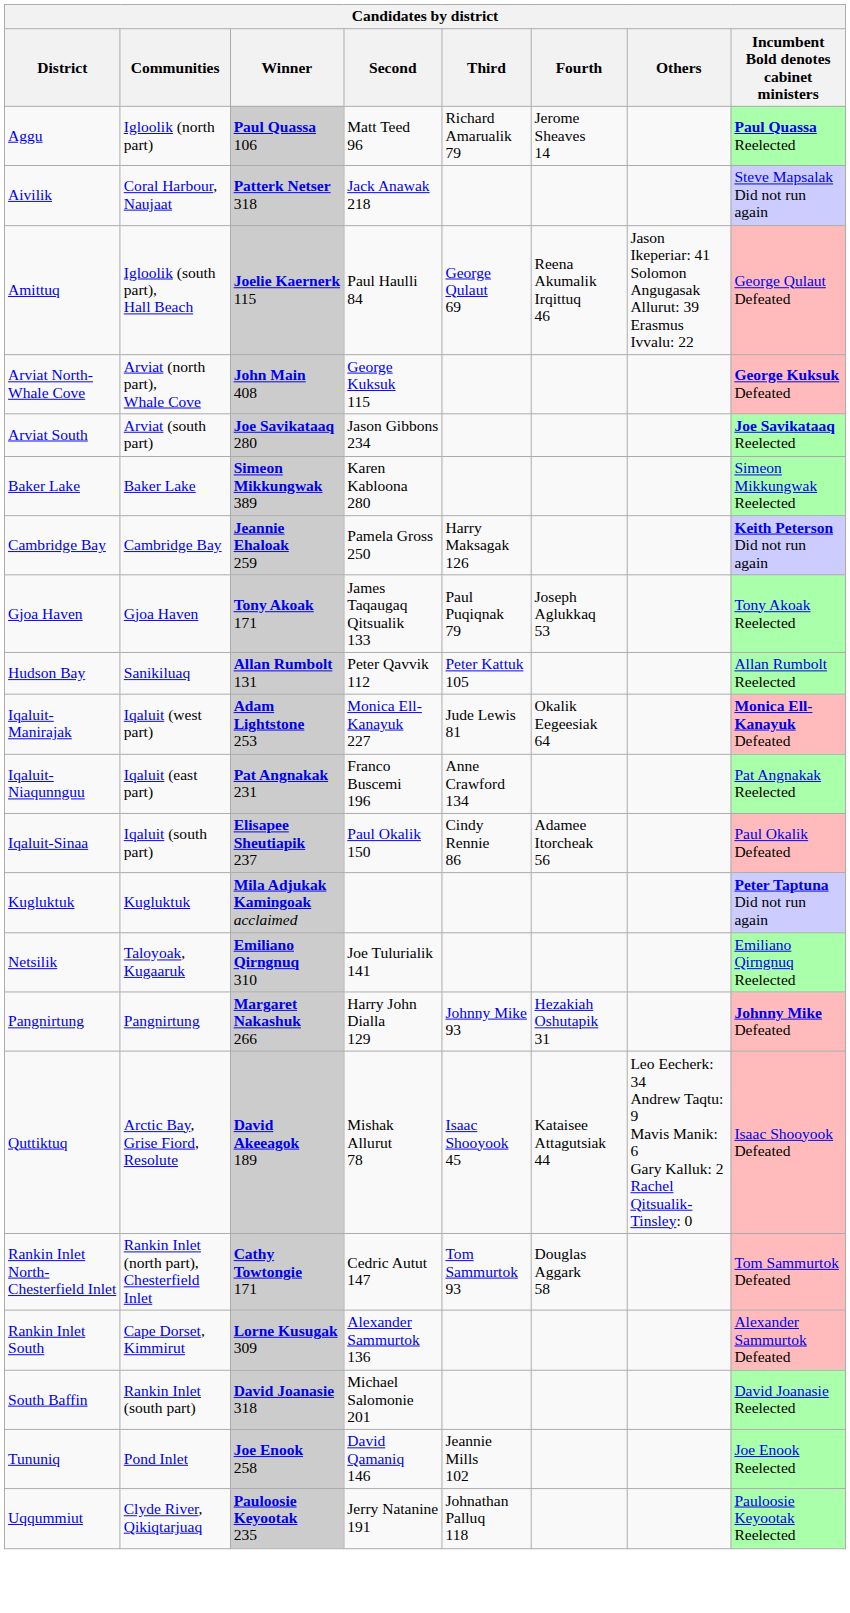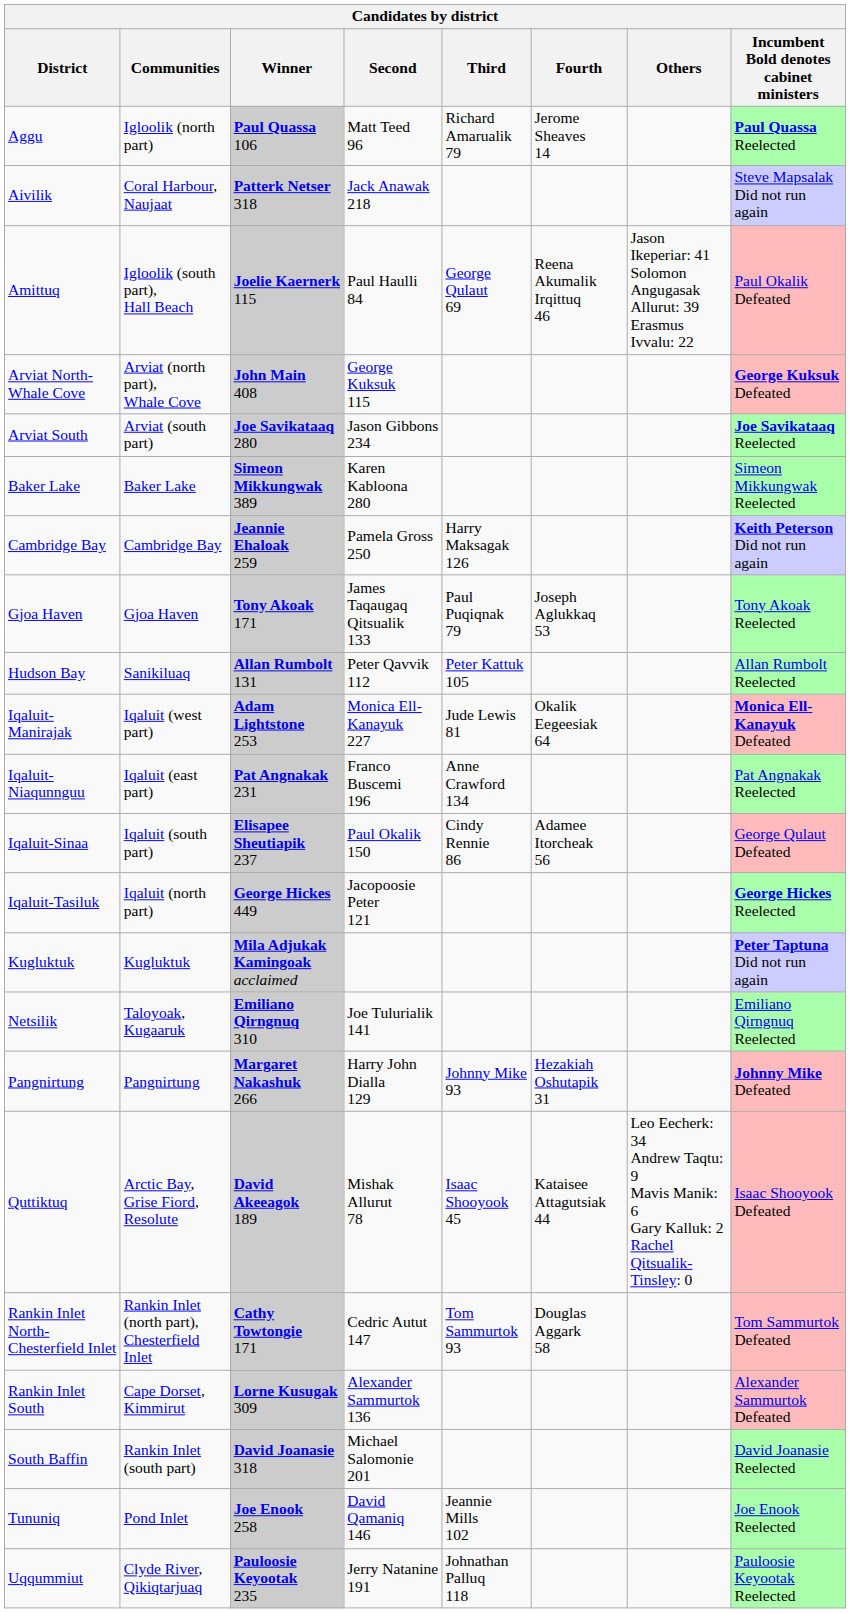(780, 289) George Qulaut Defeated -> (771, 289) Paul Okalik Defeated
(771, 843) Paul Okalik Defeated -> (780, 843) George Qulaut Defeated
+ row: (54, 902)
